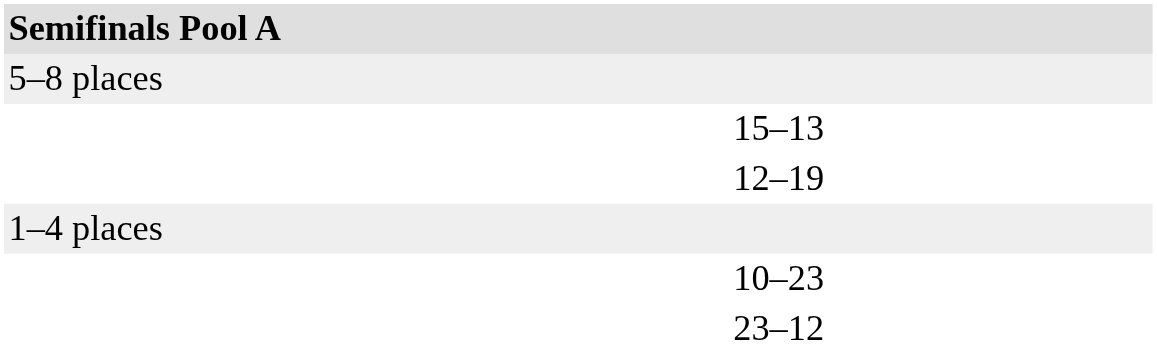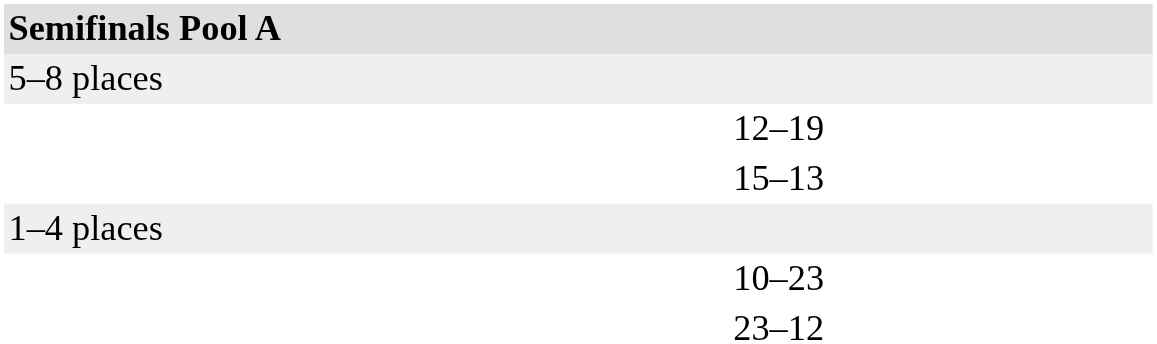rows swapped: (779, 128) <-> (779, 178)
